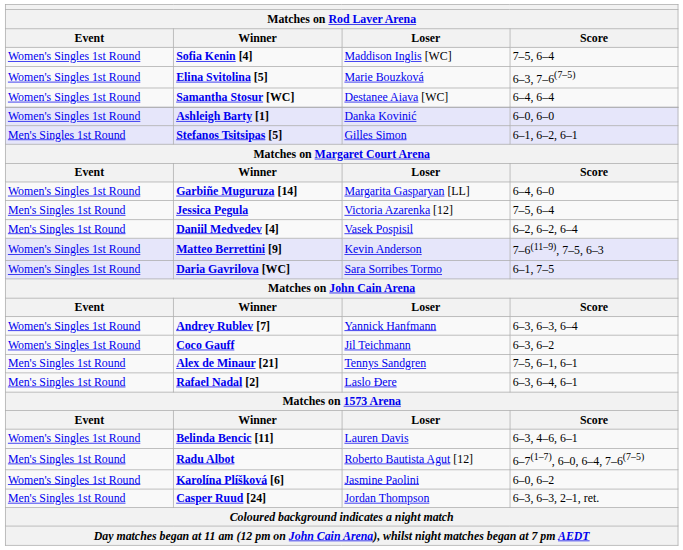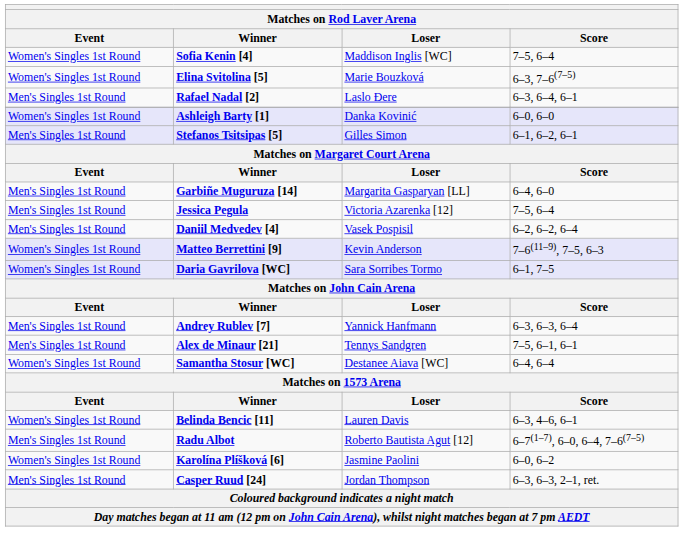rows swapped: (218, 382) <-> (235, 97)
(74, 191) Women's Singles 1st Round -> (67, 191) Men's Singles 1st Round
(74, 326) Women's Singles 1st Round -> (67, 326) Men's Singles 1st Round
- row: (205, 344)
